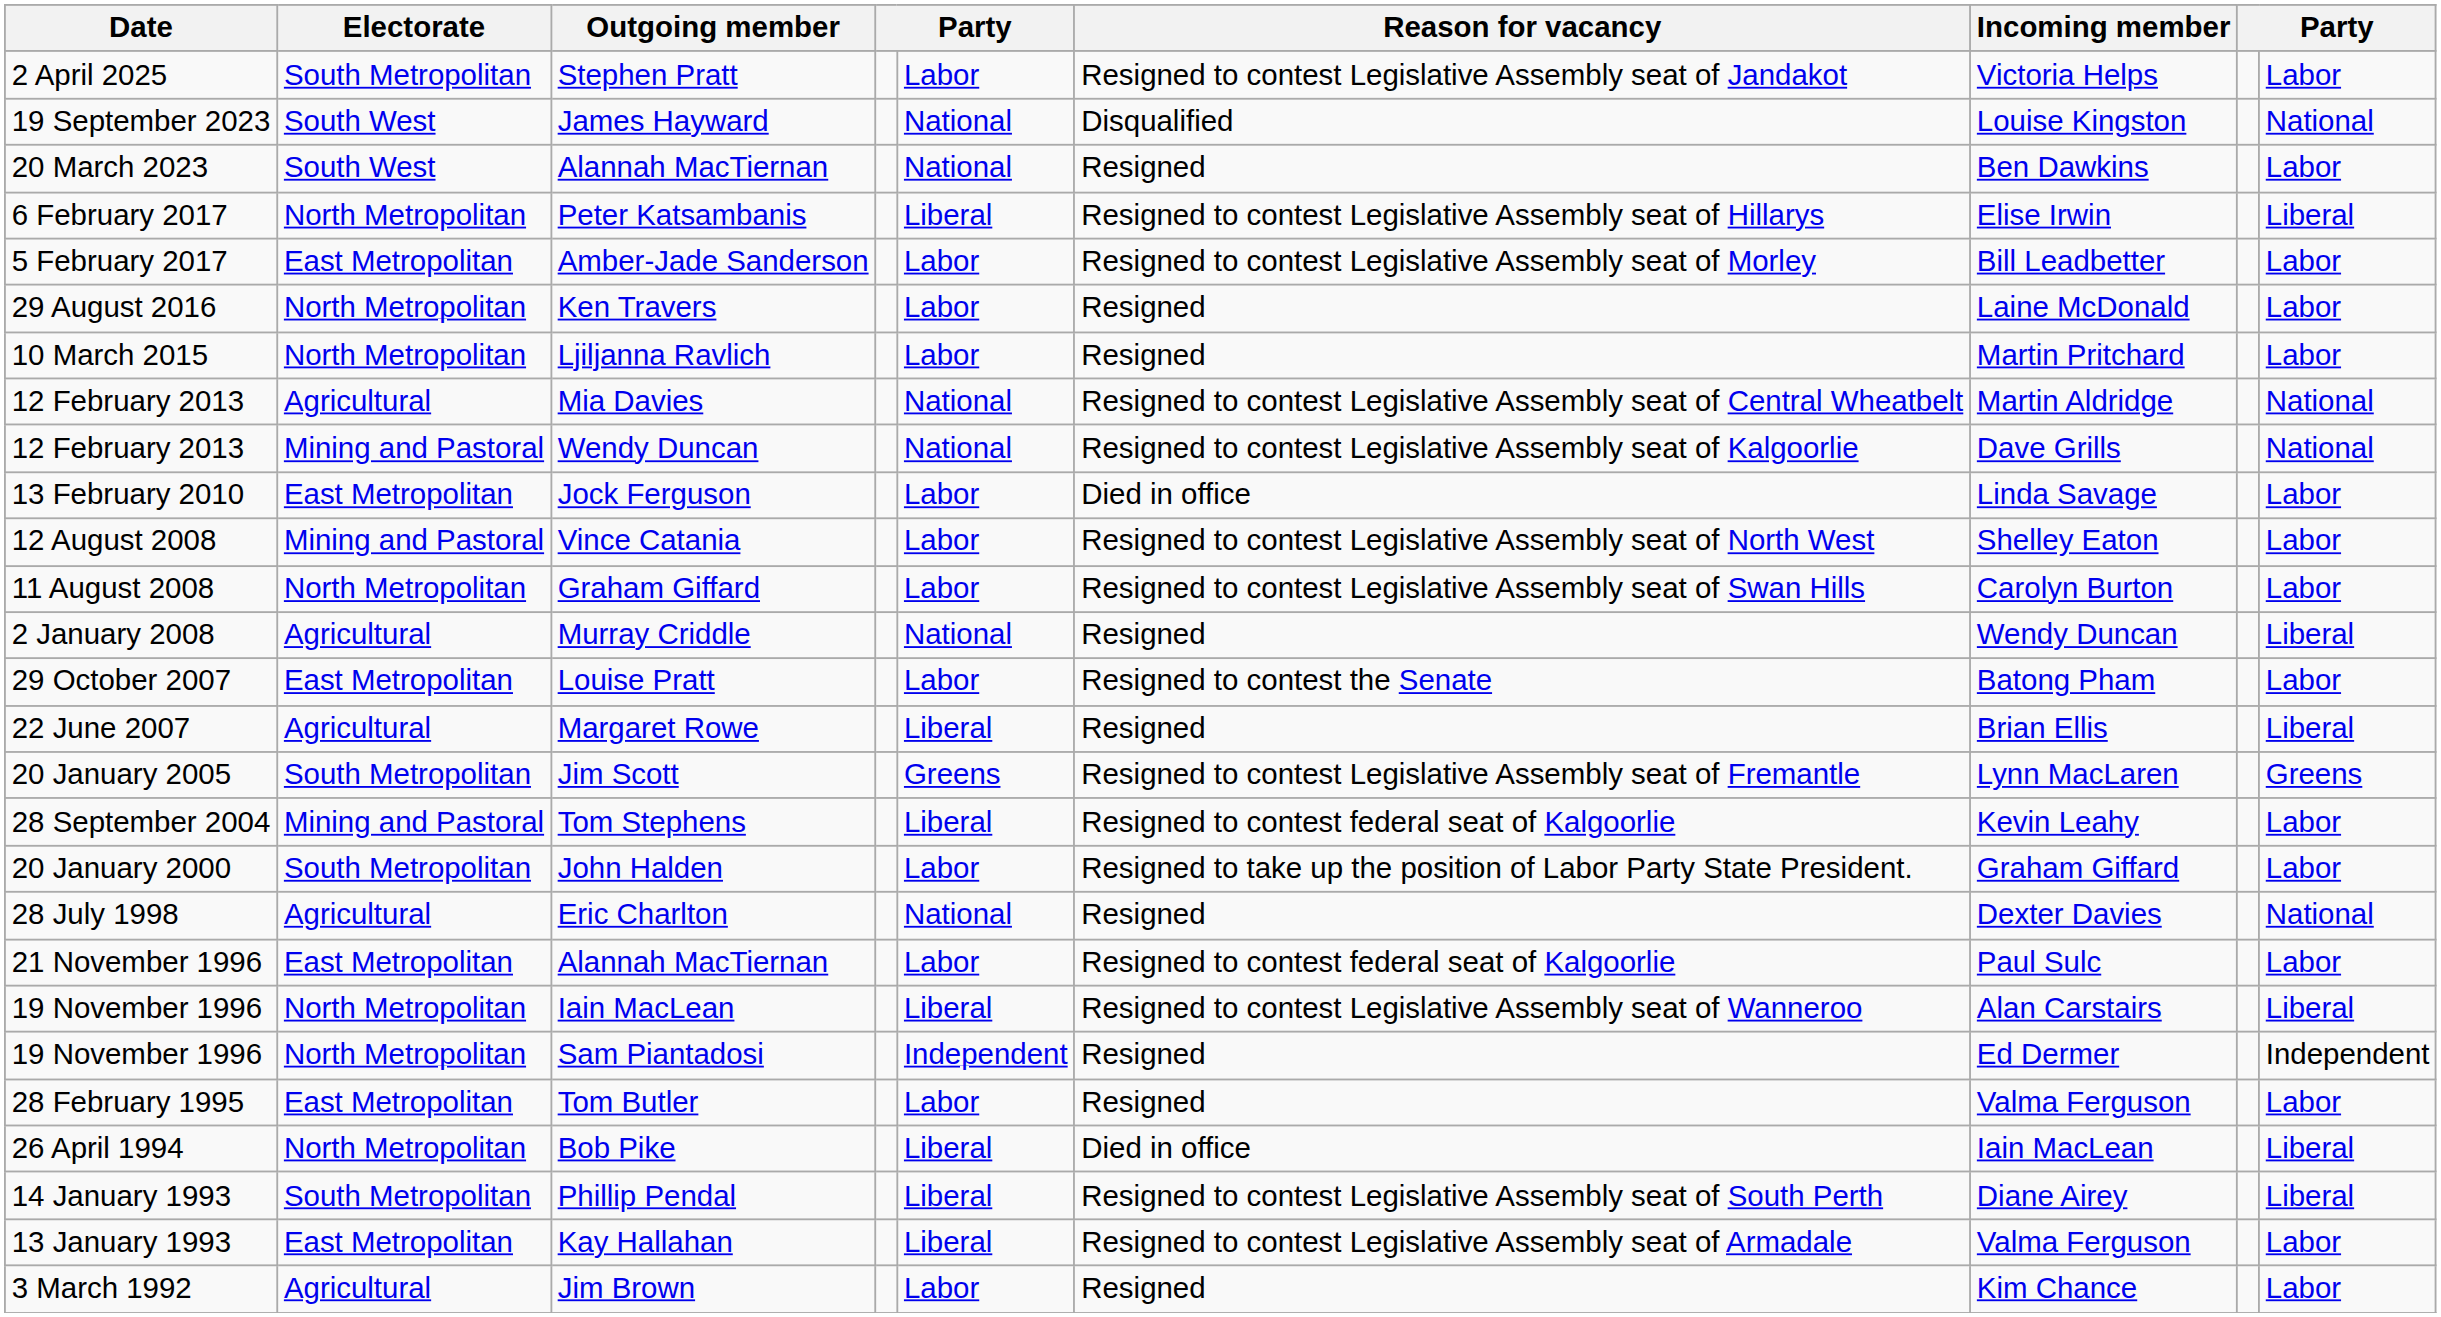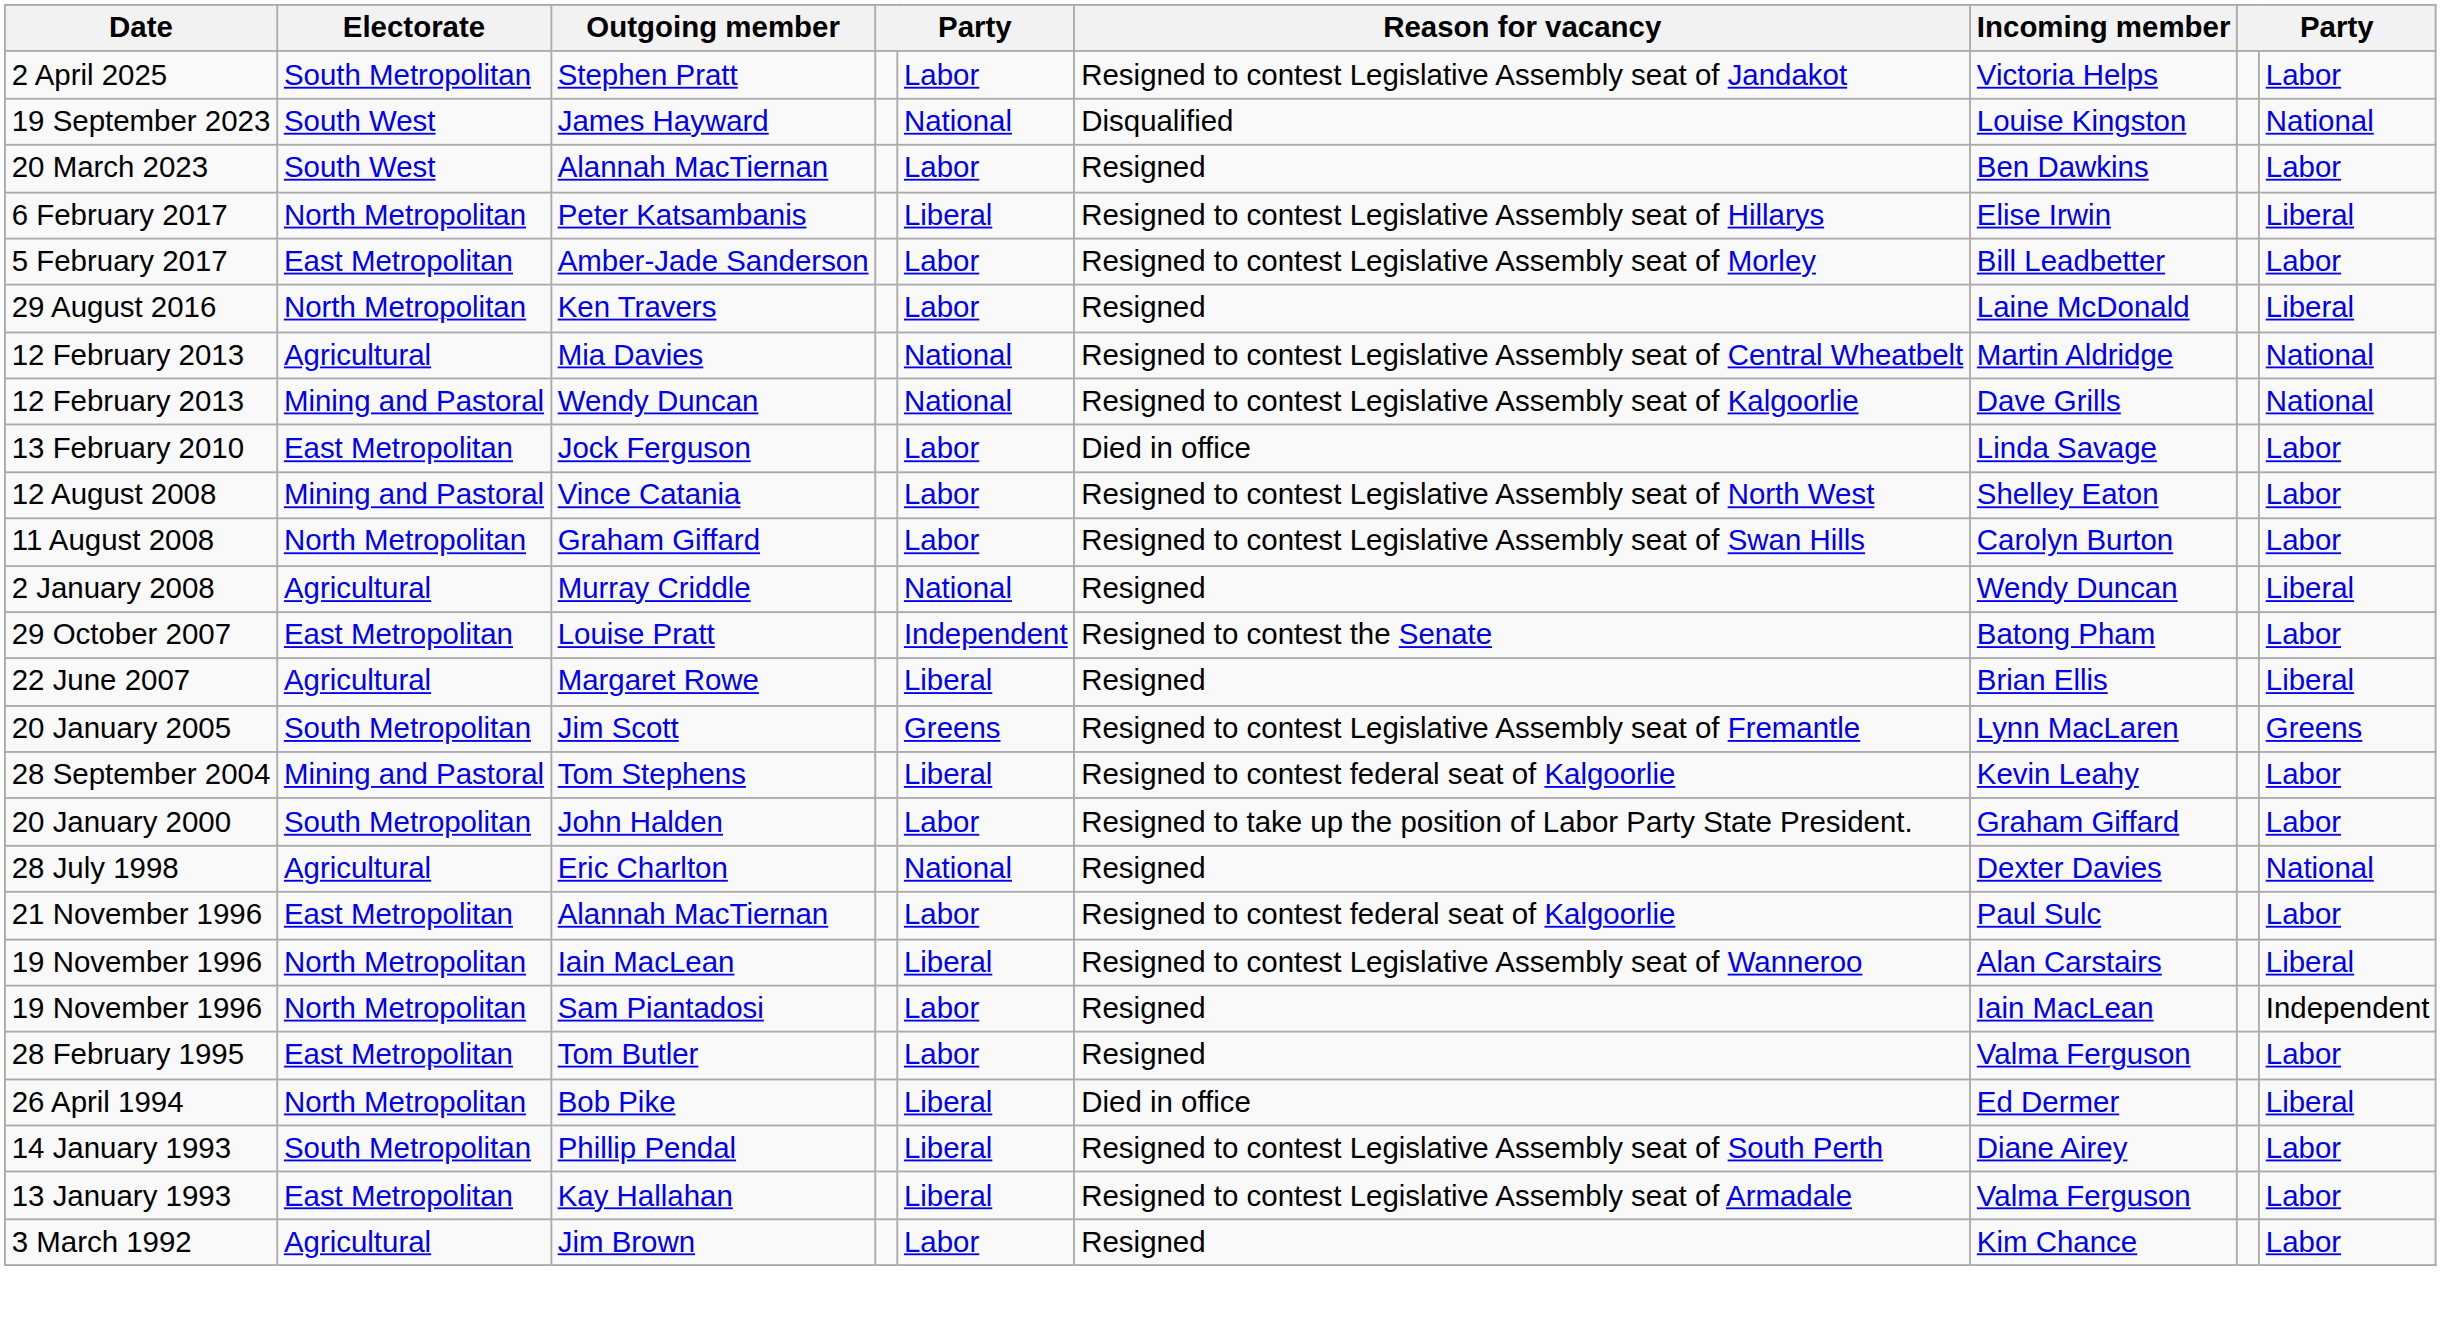(958, 167) National -> (942, 167) Labor
(2303, 307) Labor -> (2310, 307) Liberal
- row: (110, 354)
(942, 681) Labor -> (986, 634) Independent
(986, 1055) Independent -> (942, 1008) Labor
(2048, 1055) Ed Dermer -> (2065, 1008) Iain MacLean
(2065, 1148) Iain MacLean -> (2048, 1101) Ed Dermer
(2310, 1195) Liberal -> (2303, 1148) Labor
